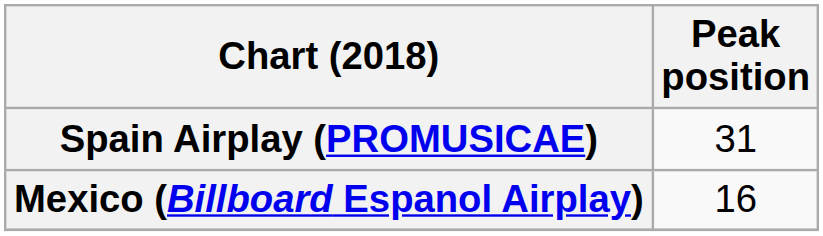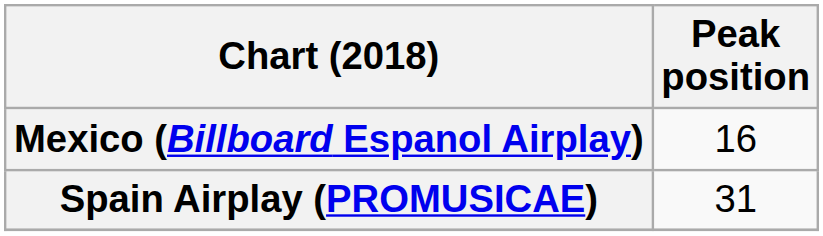rows swapped: (329, 138) <-> (329, 199)
